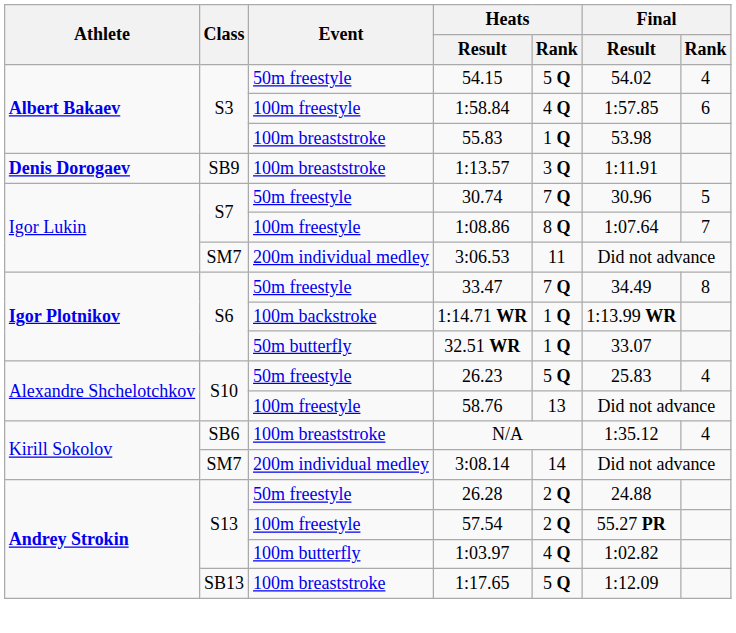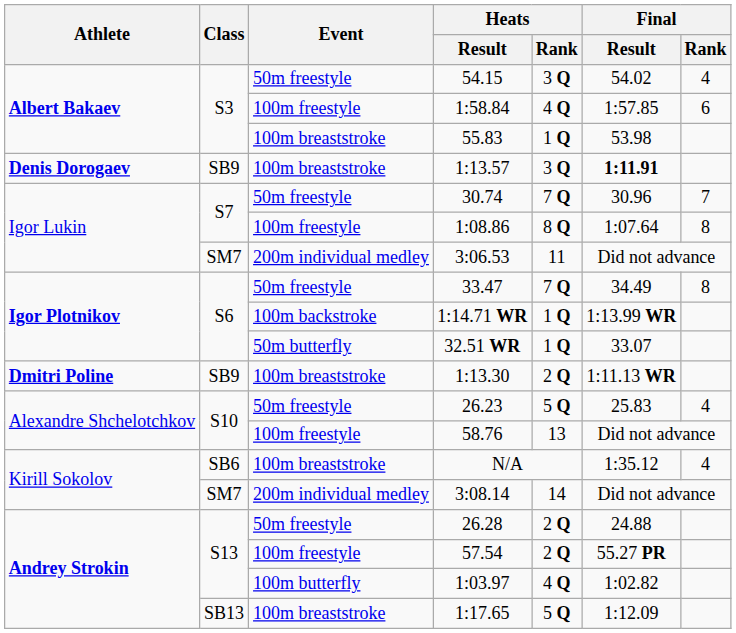(557, 79) 5 Q -> (557, 79) 3 Q
(631, 168) normal -> (631, 168) bold
(706, 197) 5 -> (706, 197) 7
(706, 227) 7 -> (706, 227) 8
+ row: (482, 375)
